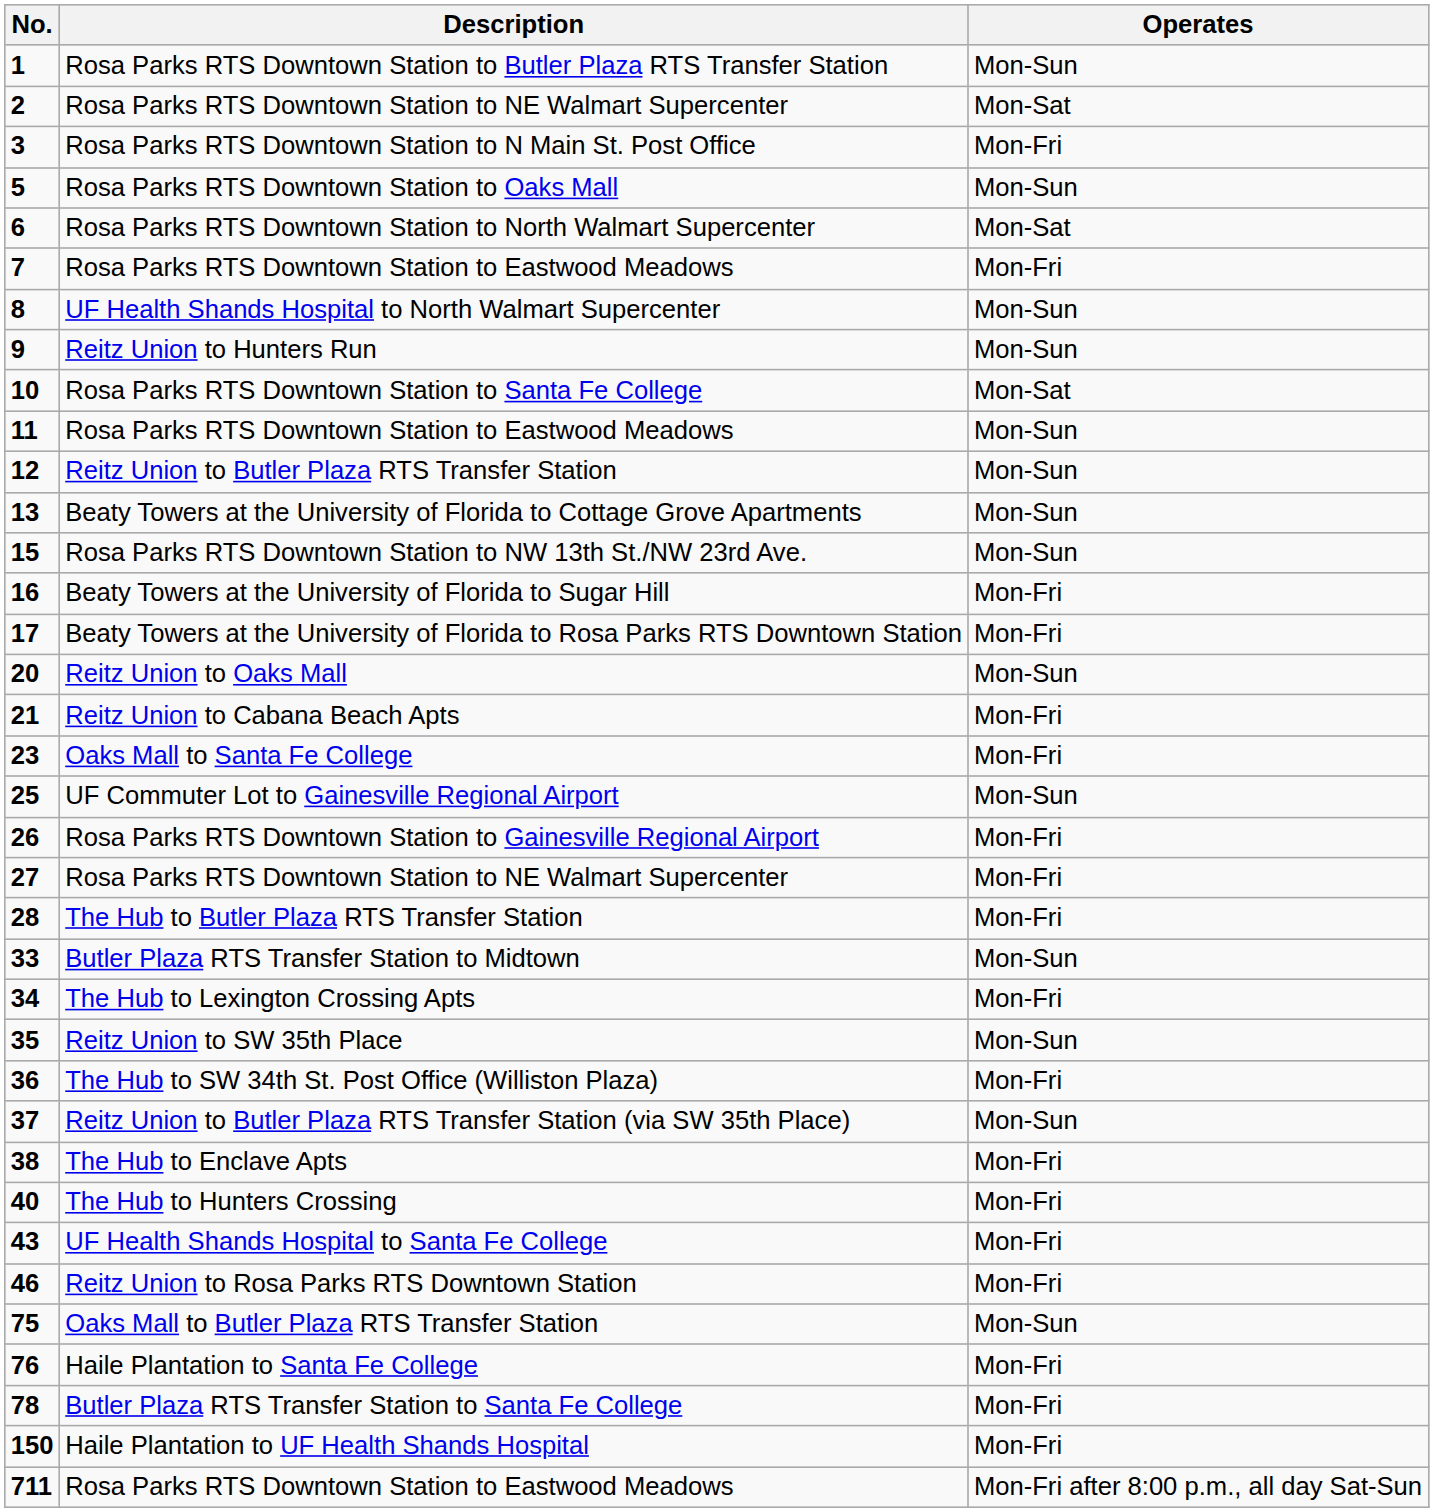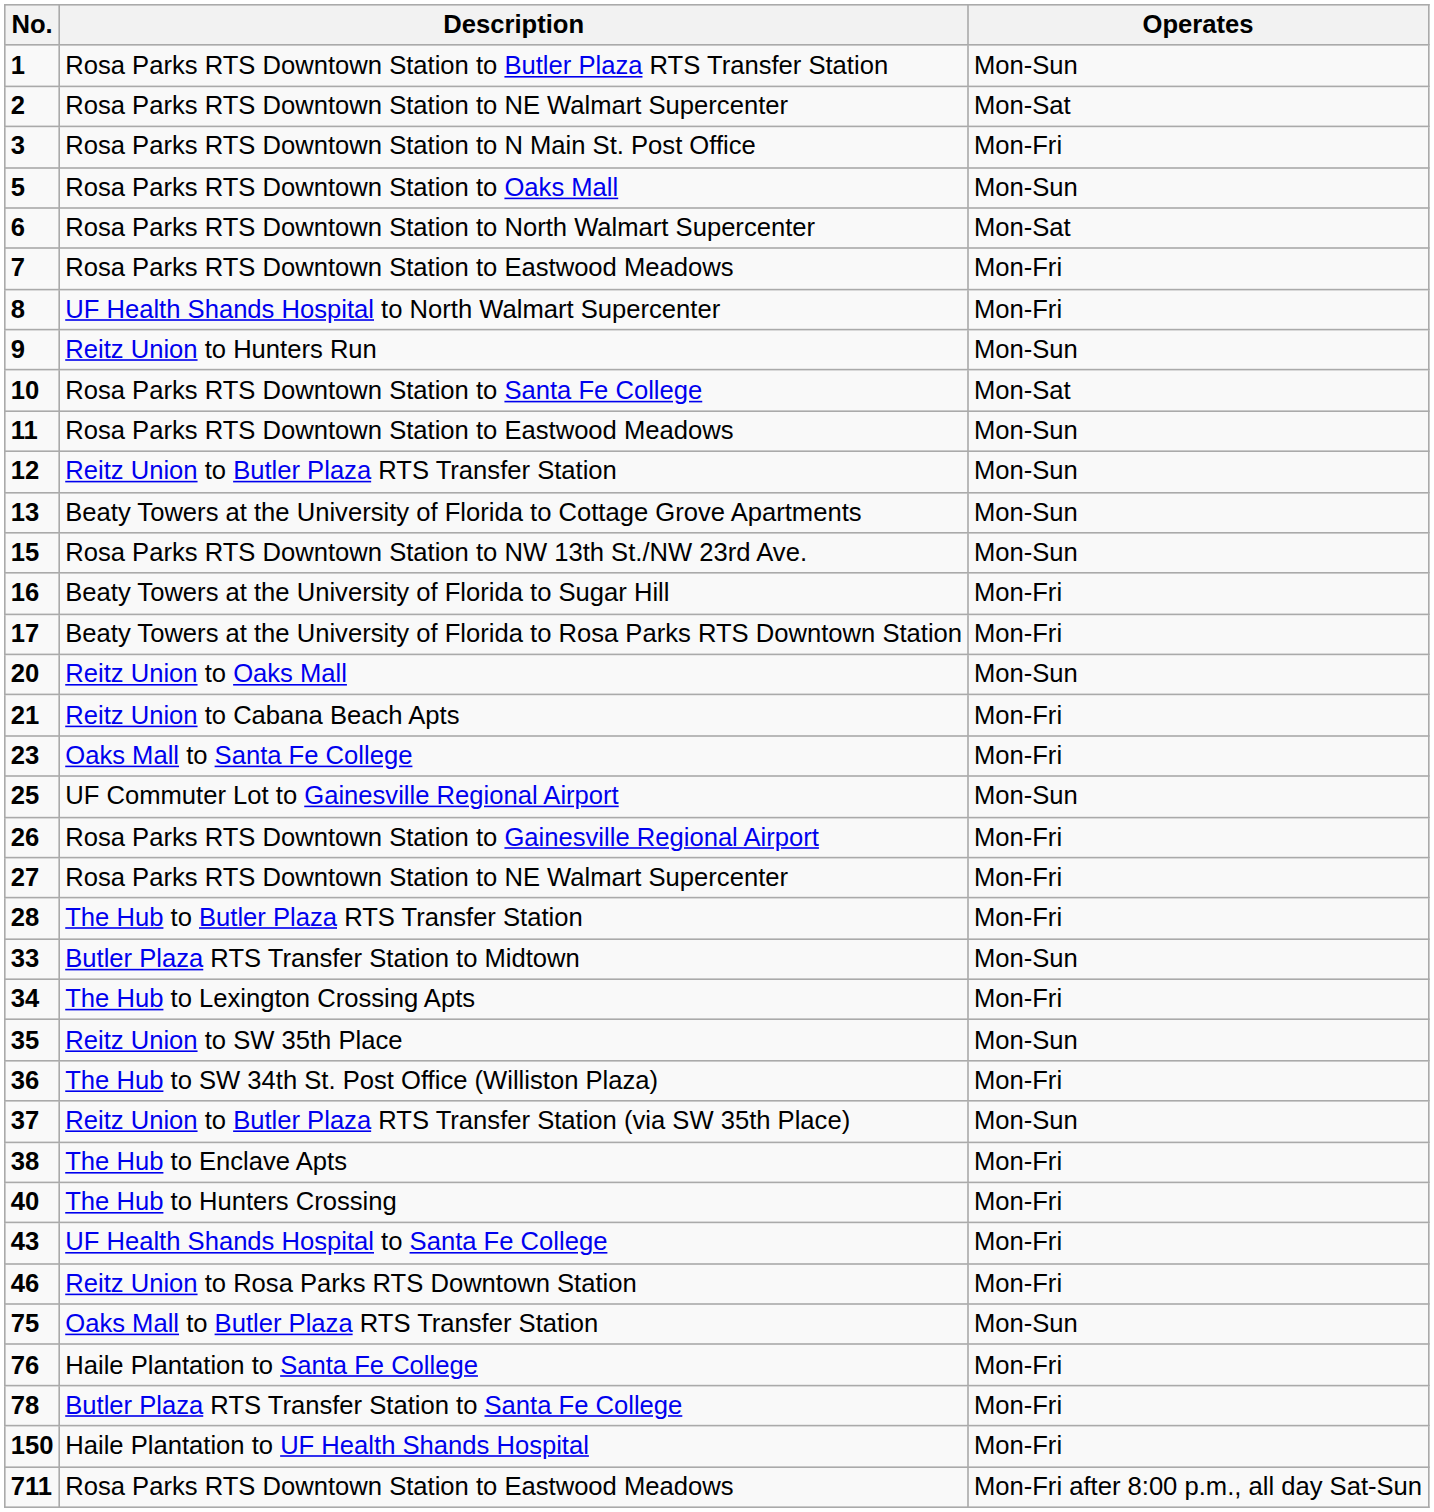(1026, 308) Mon-Sun -> (1018, 308) Mon-Fri
